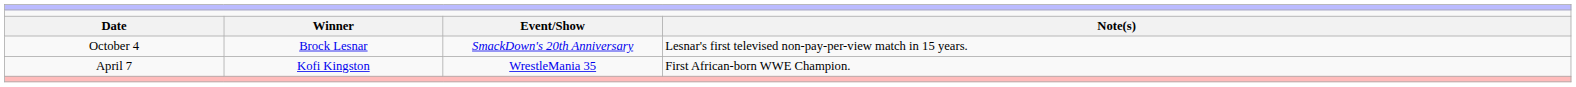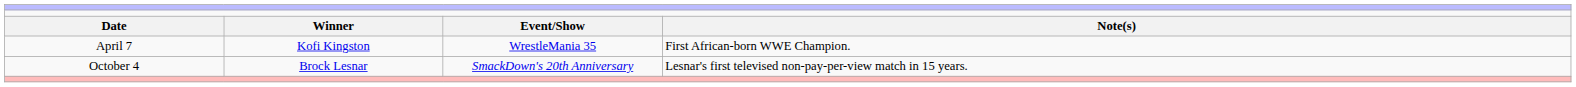rows swapped: (114, 66) <-> (114, 46)
